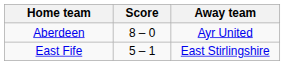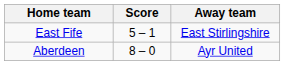rows swapped: (59, 51) <-> (59, 32)
